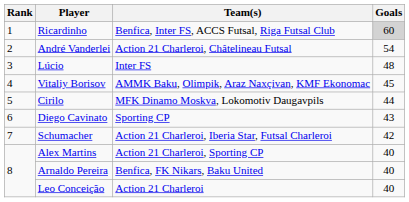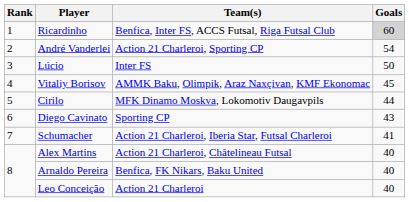(203, 48) Action 21 Charleroi, Châtelineau Futsal -> (189, 48) Action 21 Charleroi, Sporting CP
(389, 65) 48 -> (389, 65) 50
(389, 135) 42 -> (389, 135) 41
(189, 153) Action 21 Charleroi, Sporting CP -> (203, 153) Action 21 Charleroi, Châtelineau Futsal
